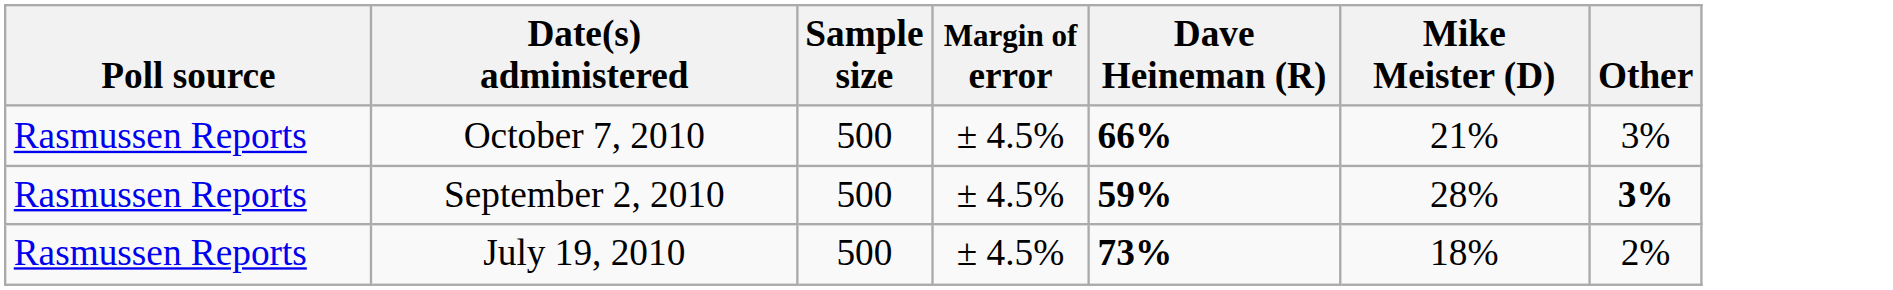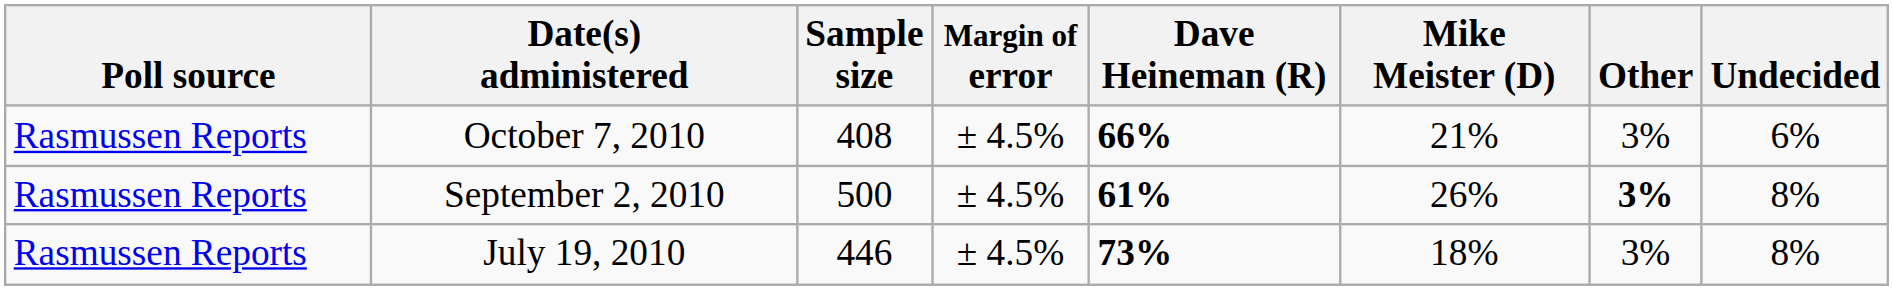+ column: (1795, 76)
(864, 135) 500 -> (864, 135) 408
(1135, 194) 59% -> (1135, 194) 61%
(1464, 194) 28% -> (1464, 194) 26%
(864, 253) 500 -> (864, 253) 446
(1646, 253) 2% -> (1646, 253) 3%
